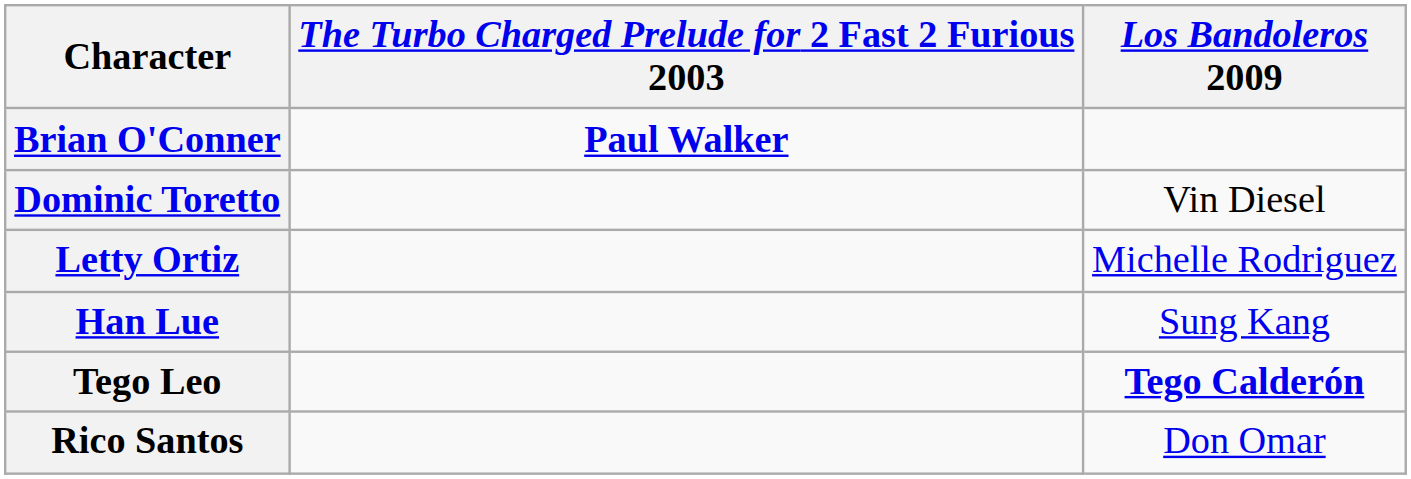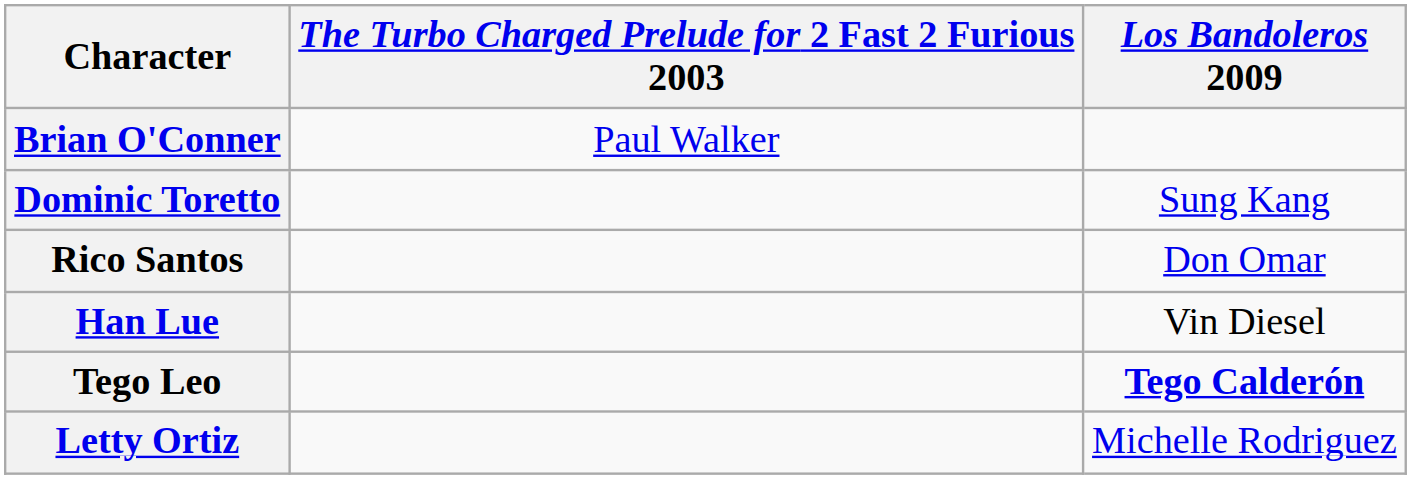(686, 138) bold -> (686, 138) normal
(1244, 199) Vin Diesel -> (1244, 199) Sung Kang
rows swapped: (147, 259) <-> (147, 441)
(1244, 320) Sung Kang -> (1244, 320) Vin Diesel
